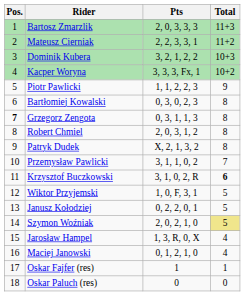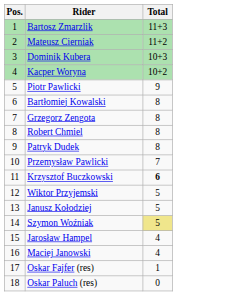- column: (177, 11)
(15, 117) bold -> (15, 117) normal
